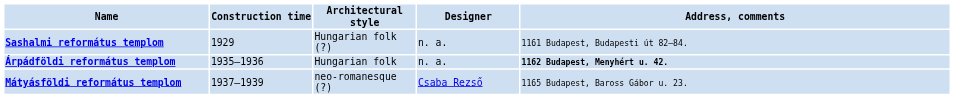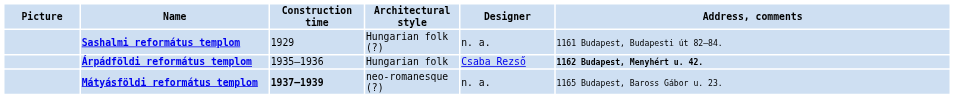+ column: (42, 16)
(433, 62) n. a. -> (494, 62) Csaba Rezső
(237, 82) normal -> (297, 82) bold
(450, 82) Csaba Rezső -> (476, 82) n. a.
